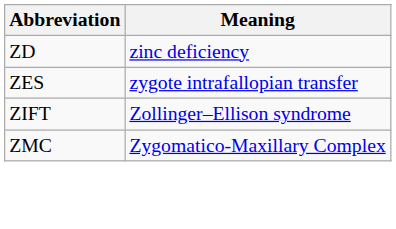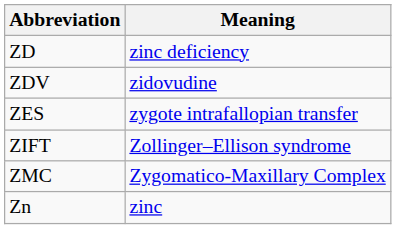+ row: (29, 82)
+ row: (20, 207)
